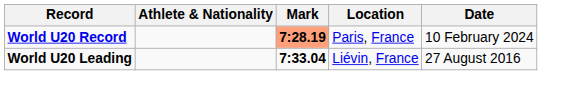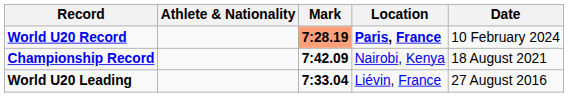(373, 37) normal -> (398, 37) bold
+ row: (81, 59)
